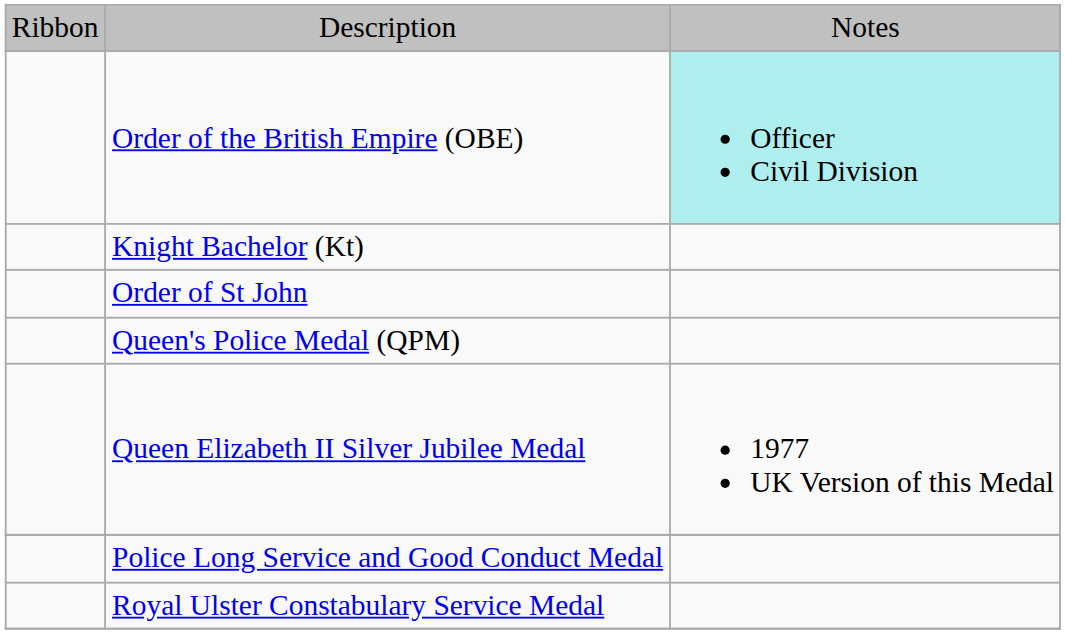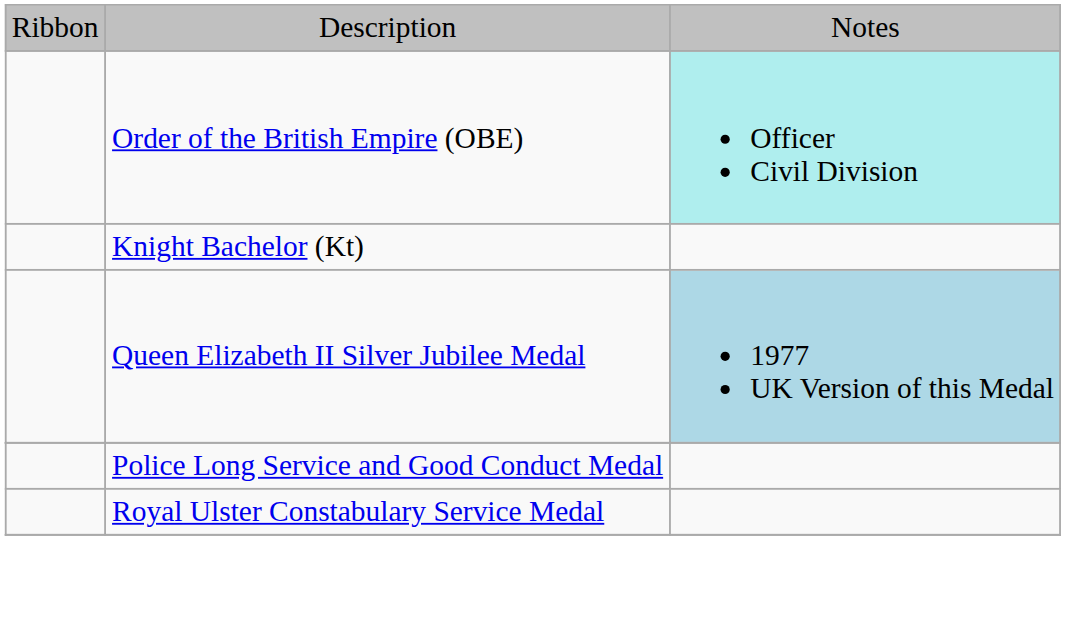- row: (210, 293)
- row: (286, 339)
(865, 466) no background -> (865, 373) lightblue background
